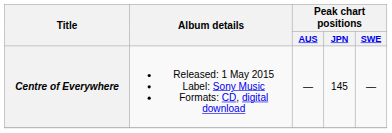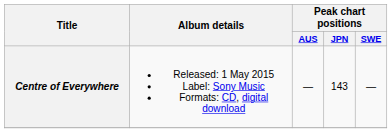(340, 86) 145 -> (340, 86) 143
